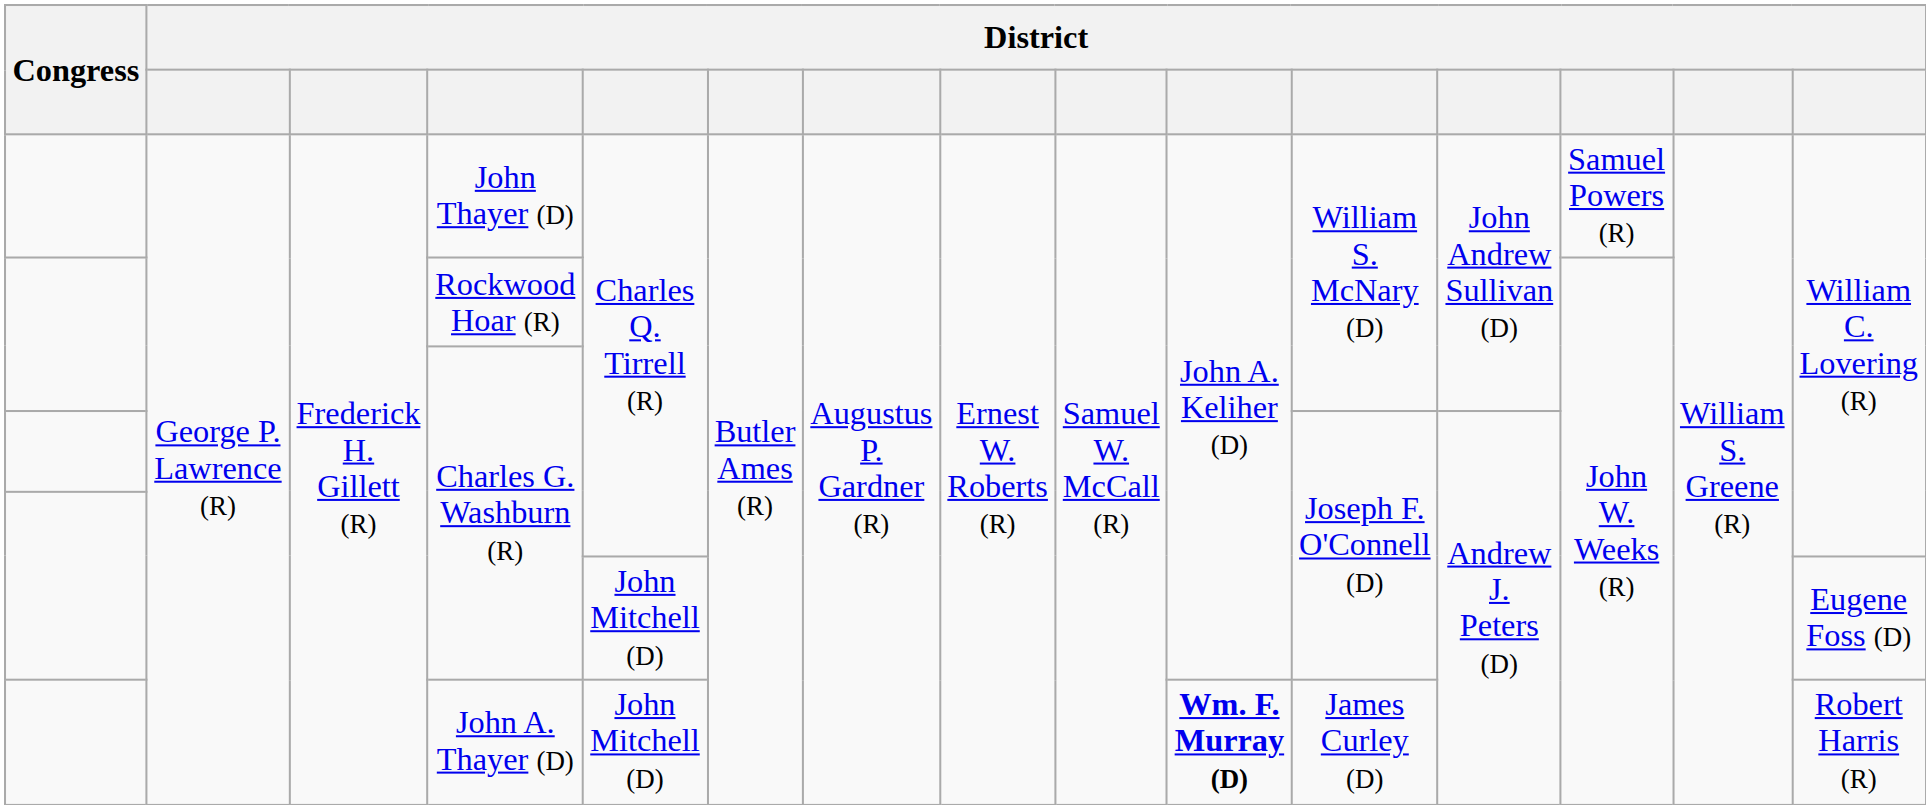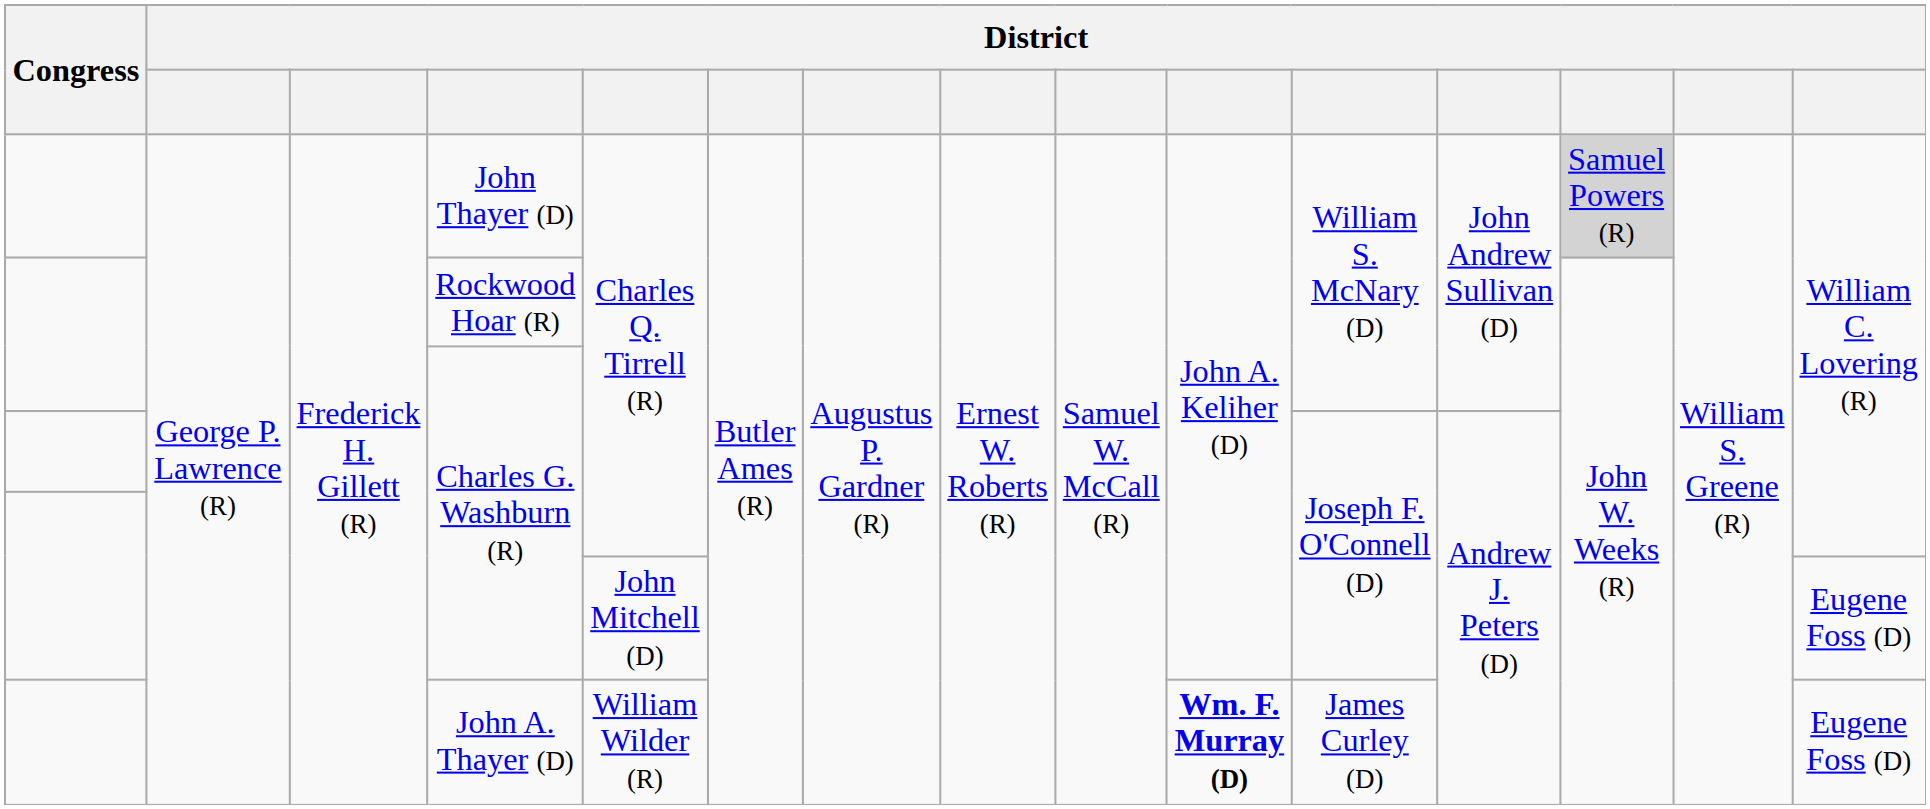(1617, 195) no background -> (1617, 195) lightgrey background
(645, 741) John Mitchell (D) -> (645, 741) William Wilder (R)
(1859, 741) Robert Harris (R) -> (1859, 741) Eugene Foss (D)
